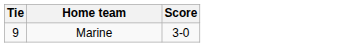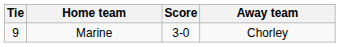+ column: (268, 13)
